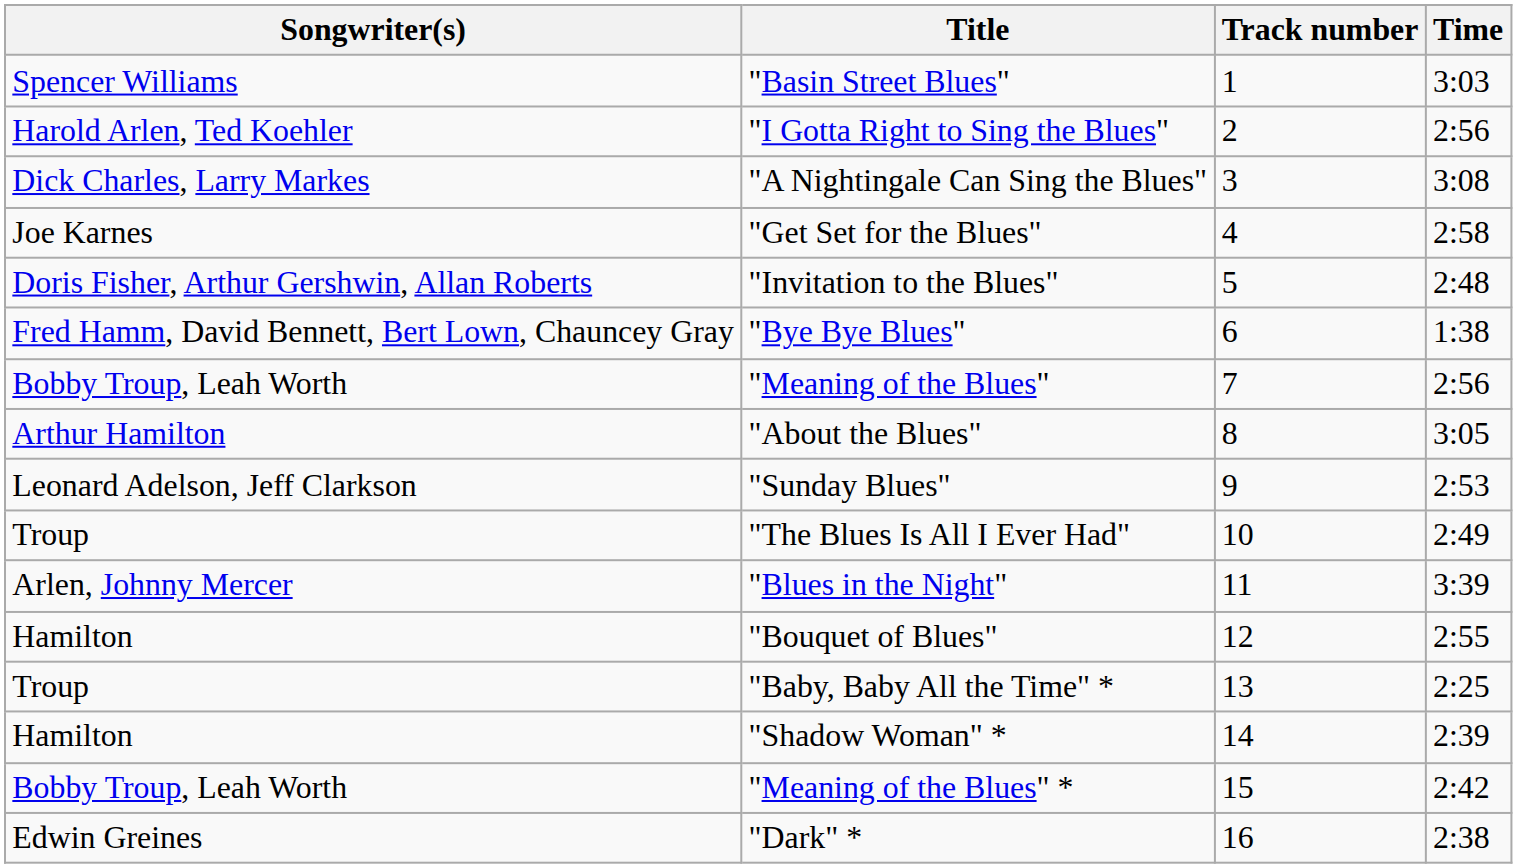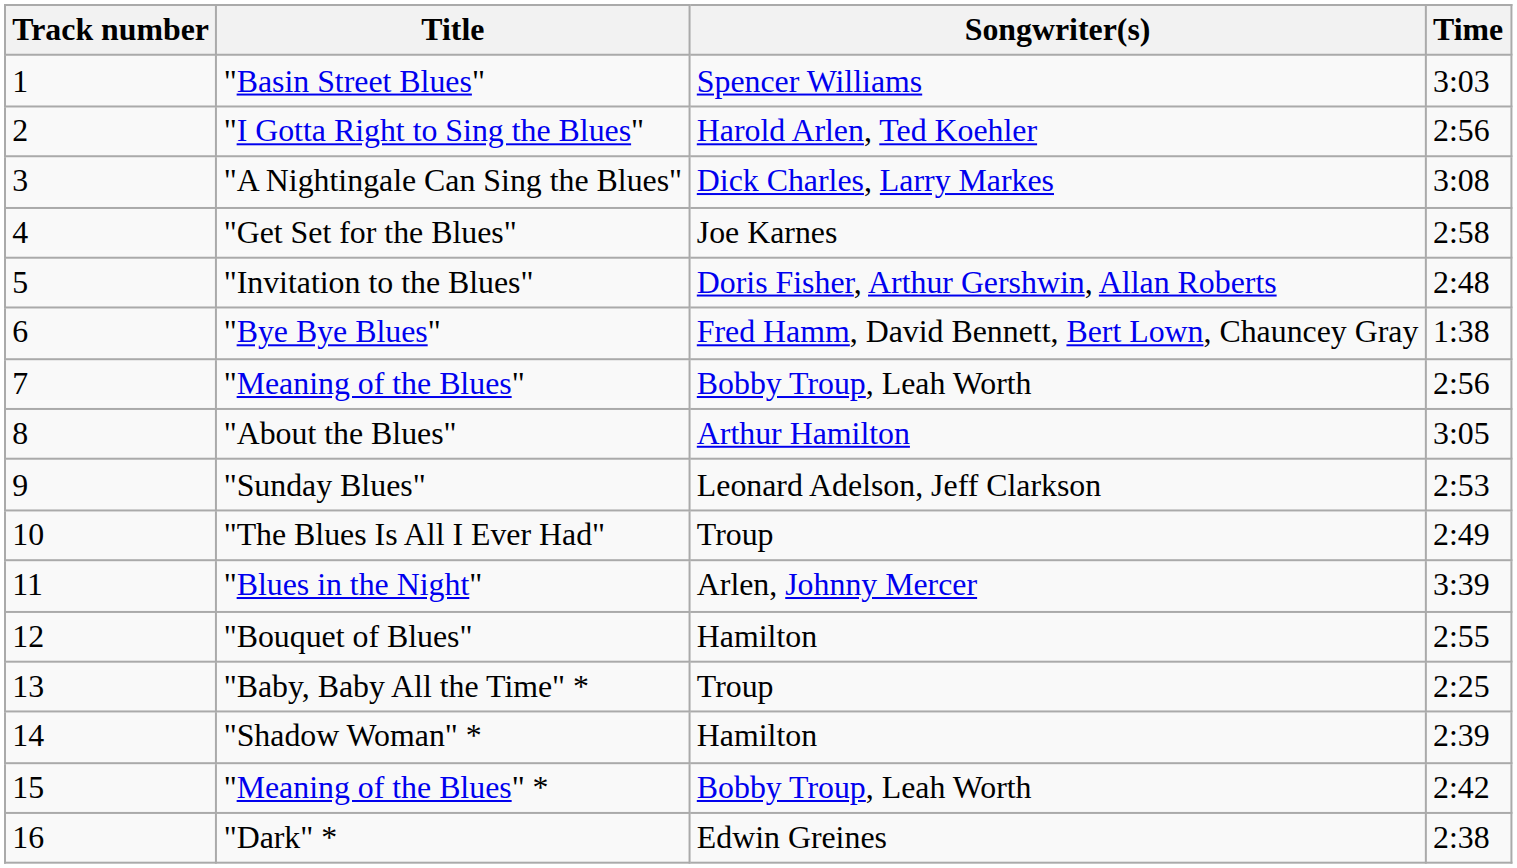columns swapped: (1320, 29) <-> (373, 29)
